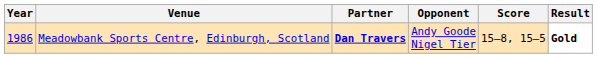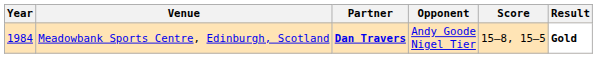(20, 38) 1986 -> (20, 38) 1984
